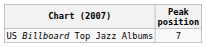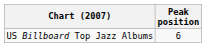(178, 36) 7 -> (178, 36) 6
